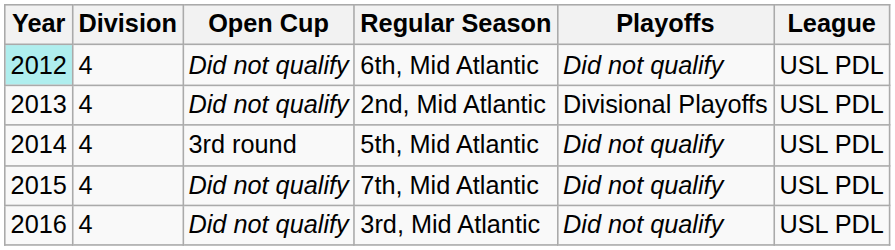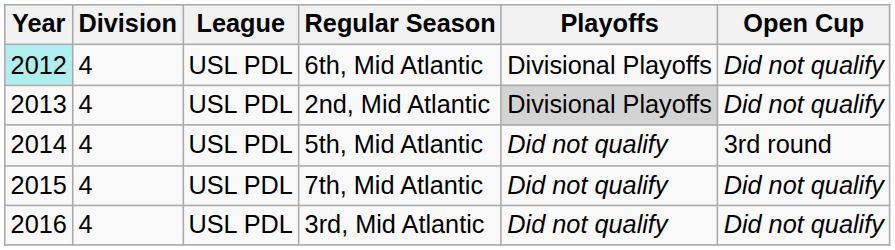columns swapped: (832, 24) <-> (269, 24)
(643, 64) Did not qualify -> (610, 64) Divisional Playoffs
(665, 104) no background -> (610, 104) lightgrey background
